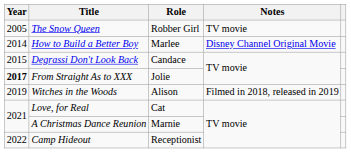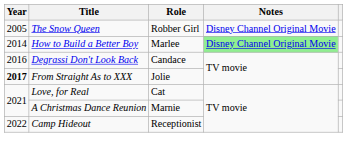(226, 28) TV movie -> (271, 28) Disney Channel Original Movie
(271, 44) no background -> (271, 44) lightgreen background
(17, 60) 2015 -> (17, 60) 2016
- row: (74, 92)
